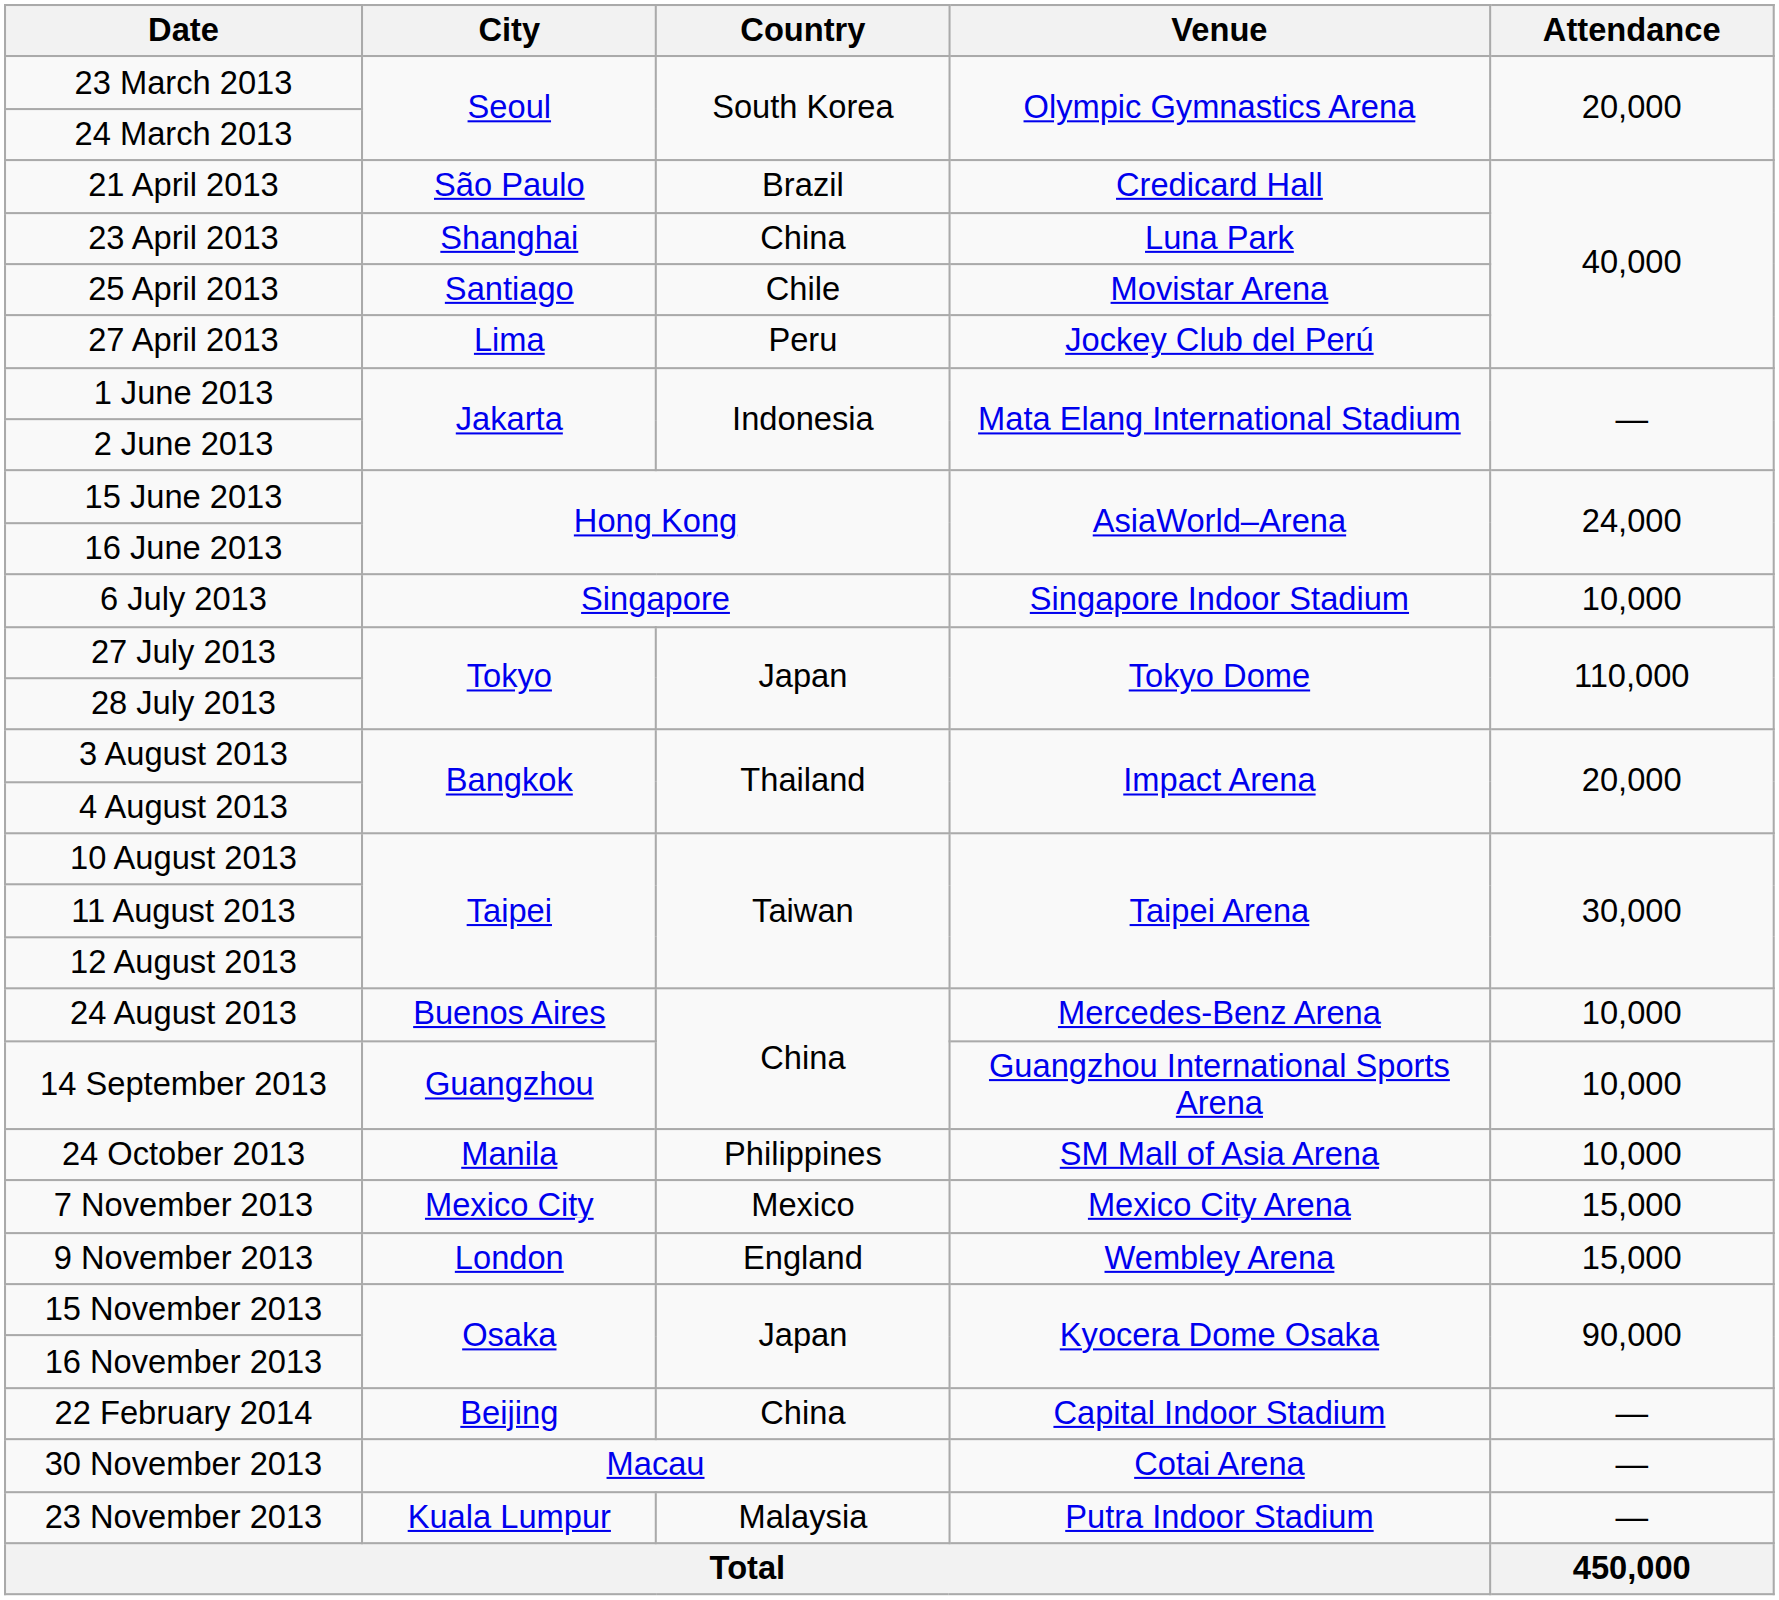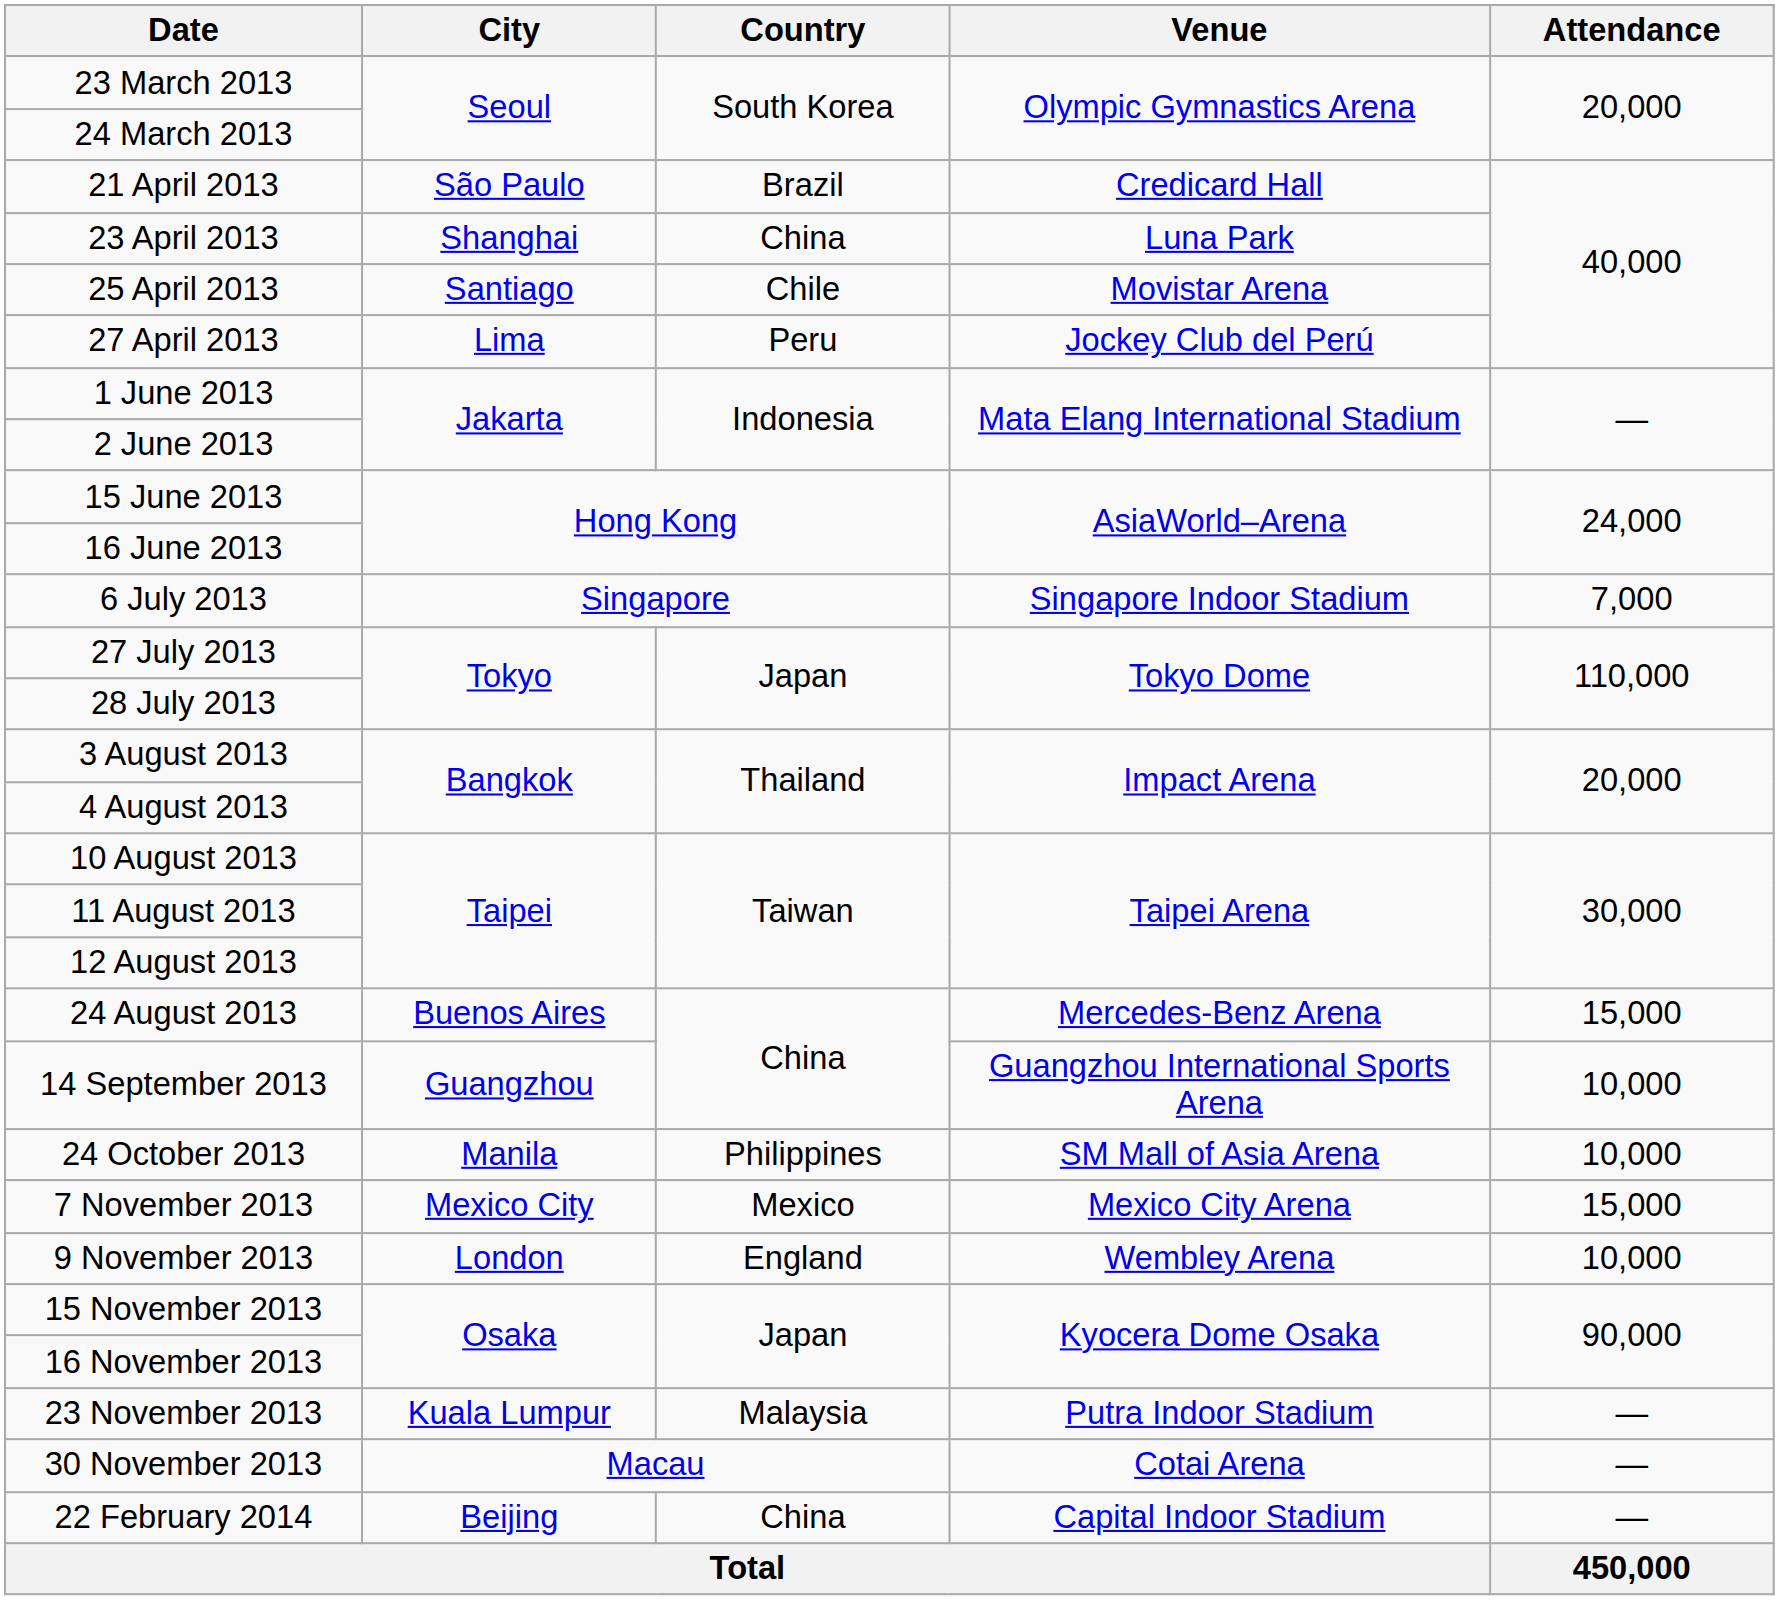(1632, 599) 10,000 -> (1632, 599) 7,000
(1632, 1013) 10,000 -> (1632, 1013) 15,000
(1632, 1257) 15,000 -> (1632, 1257) 10,000
rows swapped: (183, 1516) <-> (183, 1412)
